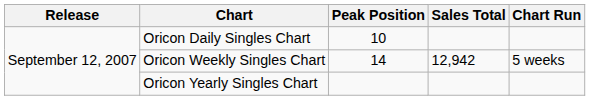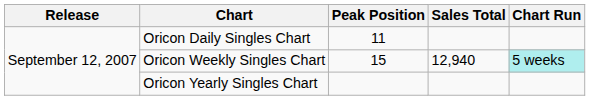(378, 38) 10 -> (378, 38) 11
(378, 60) 14 -> (378, 60) 15
(453, 60) 12,942 -> (453, 60) 12,940
(538, 60) no background -> (538, 60) paleturquoise background
